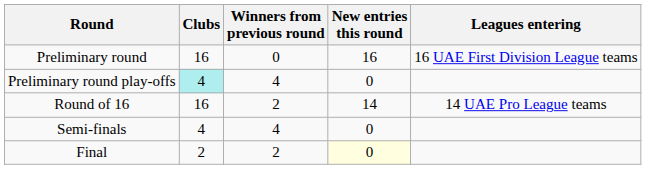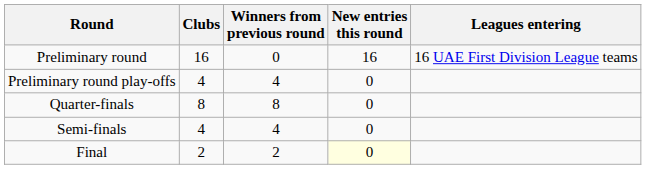(201, 81) paleturquoise background -> (201, 81) no background
- row: (92, 104)
+ row: (92, 104)
